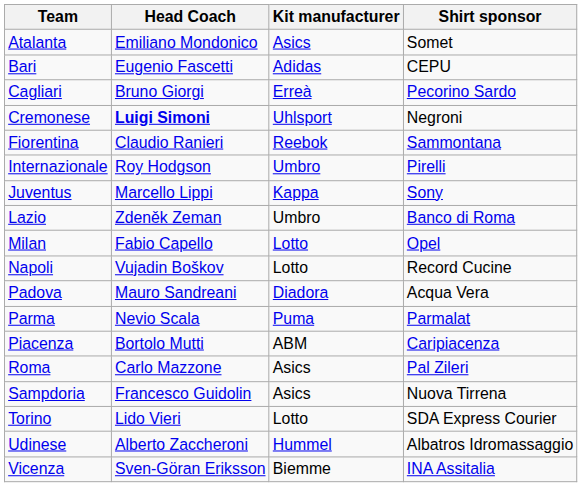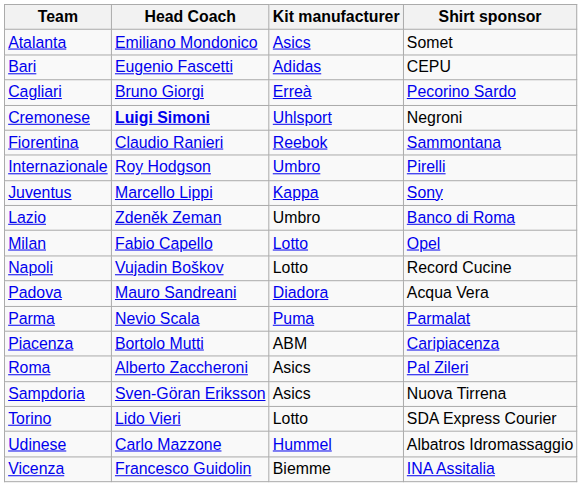(168, 368) Carlo Mazzone -> (181, 368) Alberto Zaccheroni
(183, 393) Francesco Guidolin -> (190, 393) Sven-Göran Eriksson
(181, 444) Alberto Zaccheroni -> (168, 444) Carlo Mazzone
(190, 469) Sven-Göran Eriksson -> (183, 469) Francesco Guidolin
